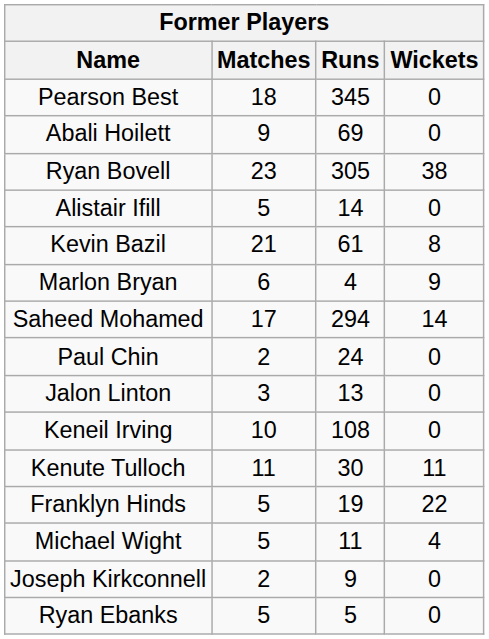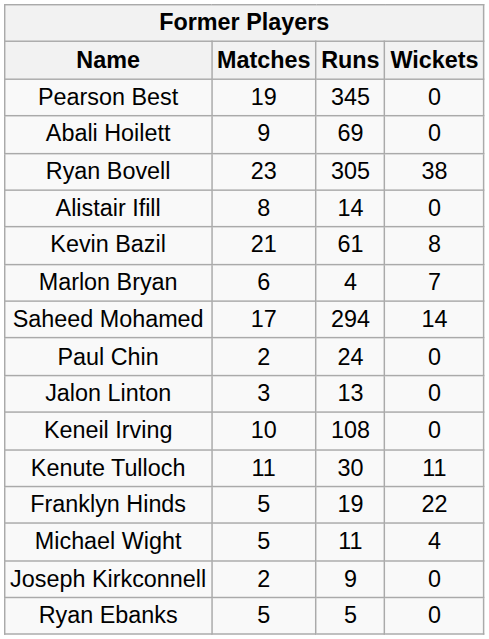(264, 97) 18 -> (264, 97) 19
(264, 208) 5 -> (264, 208) 8
(434, 282) 9 -> (434, 282) 7
